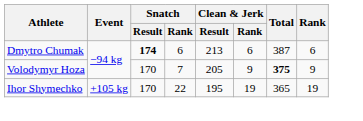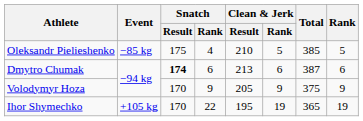+ row: (61, 50)
(180, 69) 7 -> (210, 88) 9
(281, 69) bold -> (311, 88) normal
